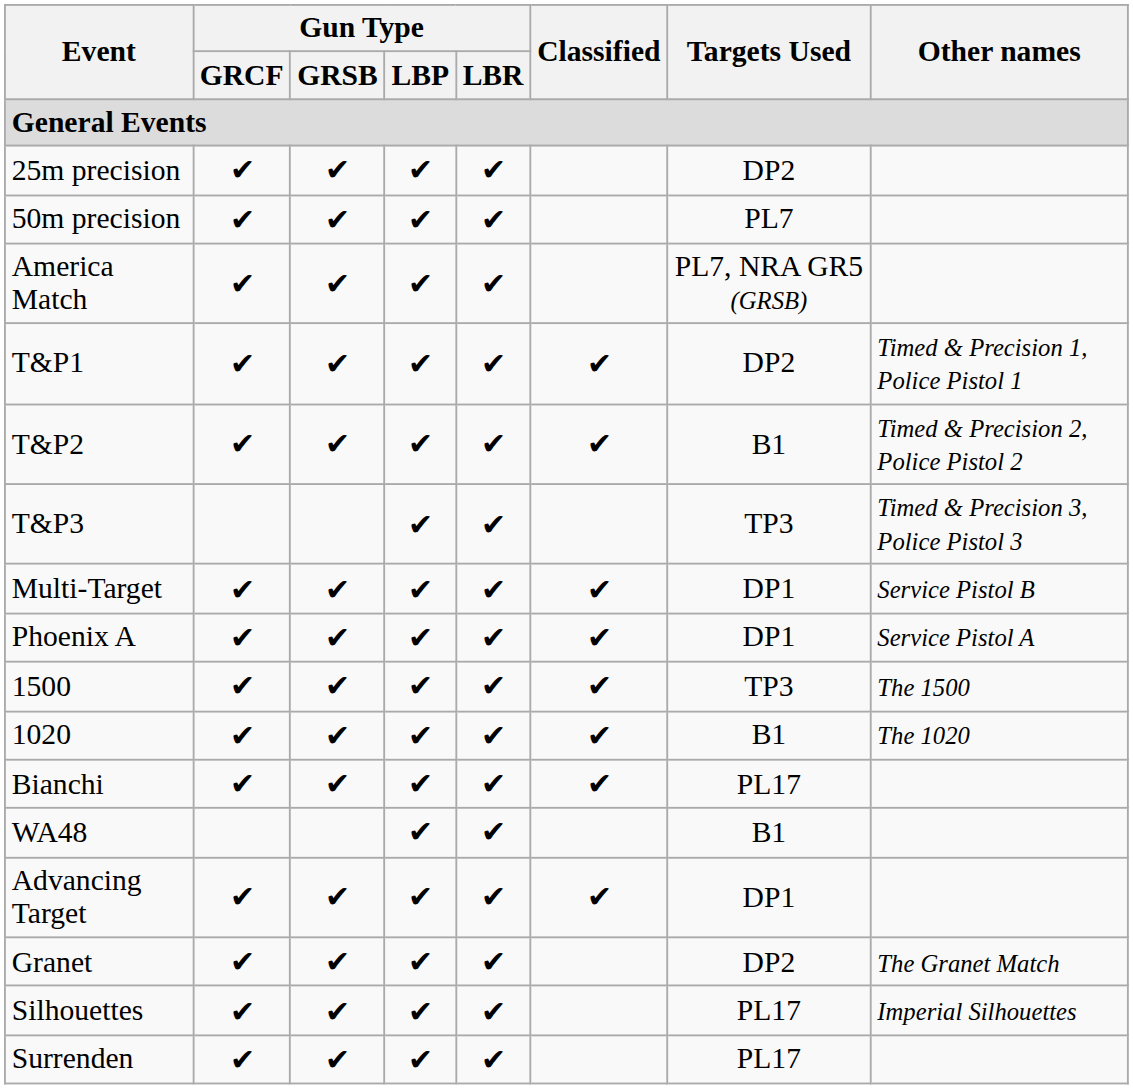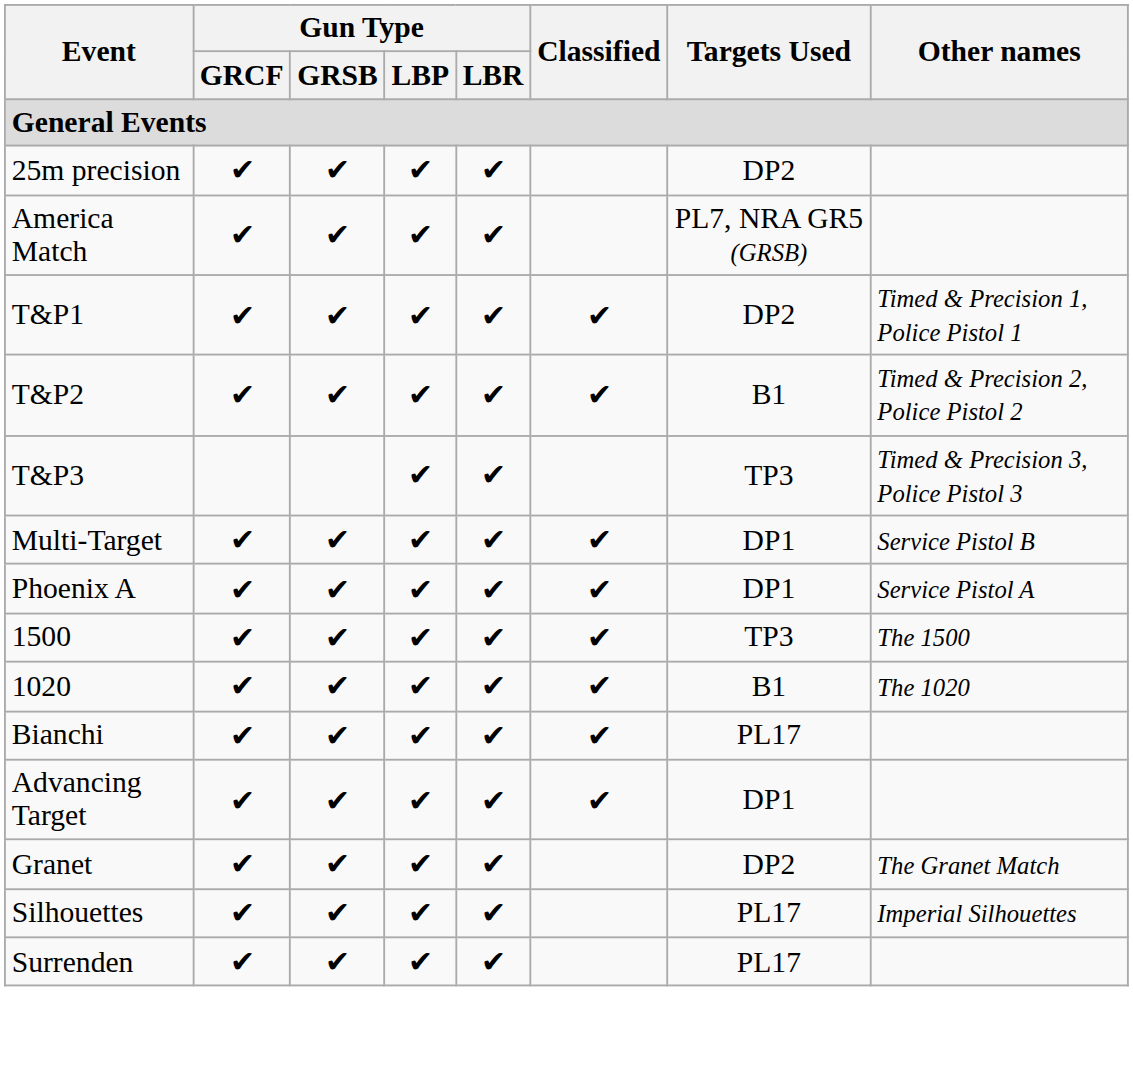- row: (96, 218)
- row: (50, 832)
